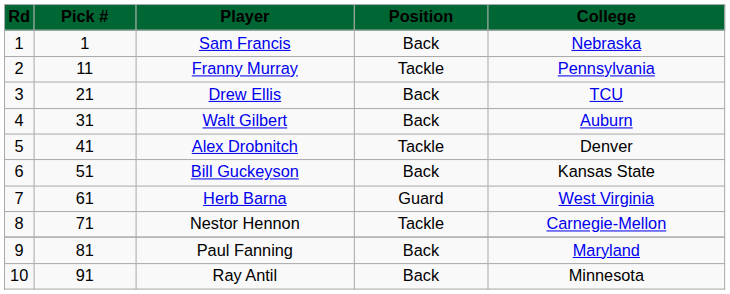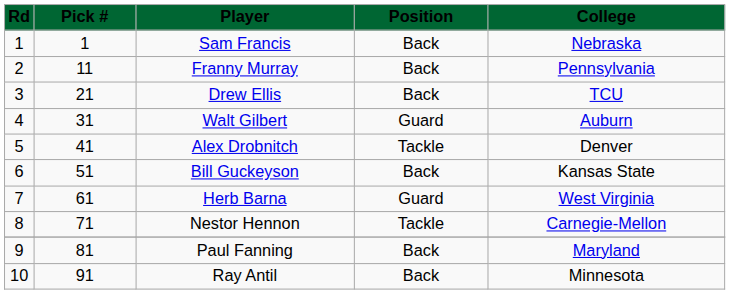(421, 69) Tackle -> (421, 69) Back
(421, 120) Back -> (421, 120) Guard
